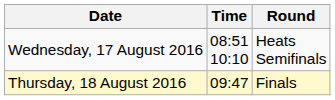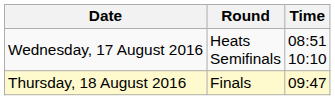columns swapped: (229, 16) <-> (291, 16)
